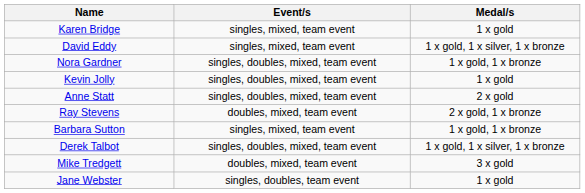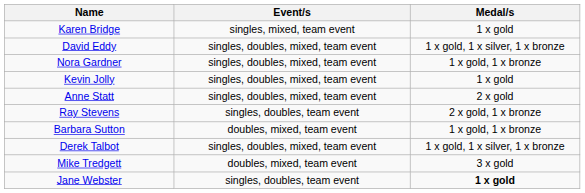(292, 46) singles, mixed, team event -> (292, 46) singles, doubles, mixed, team event
(292, 113) doubles, mixed, team event -> (292, 113) singles, doubles, team event
(292, 130) singles, mixed, team event -> (292, 130) doubles, mixed, team event
(495, 180) normal -> (495, 180) bold
